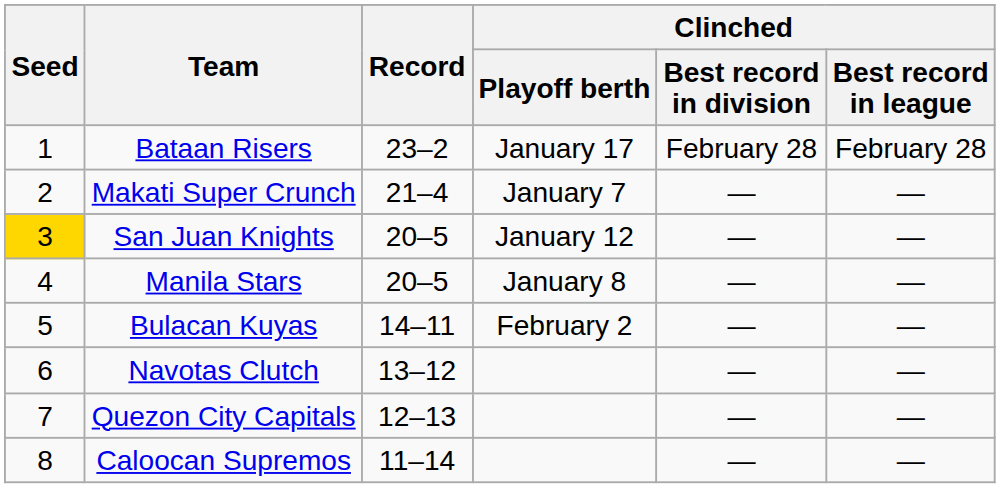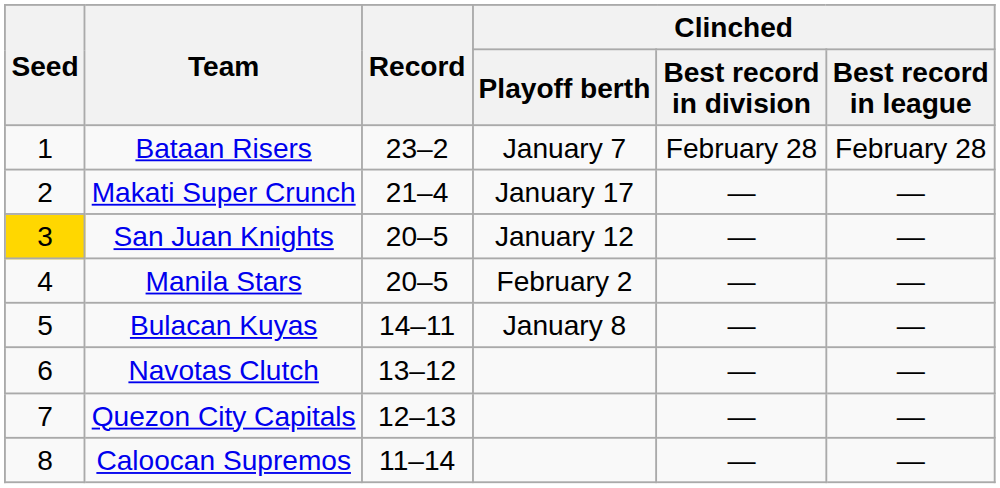(564, 148) January 17 -> (564, 148) January 7
(564, 192) January 7 -> (564, 192) January 17
(564, 281) January 8 -> (564, 281) February 2
(564, 326) February 2 -> (564, 326) January 8
